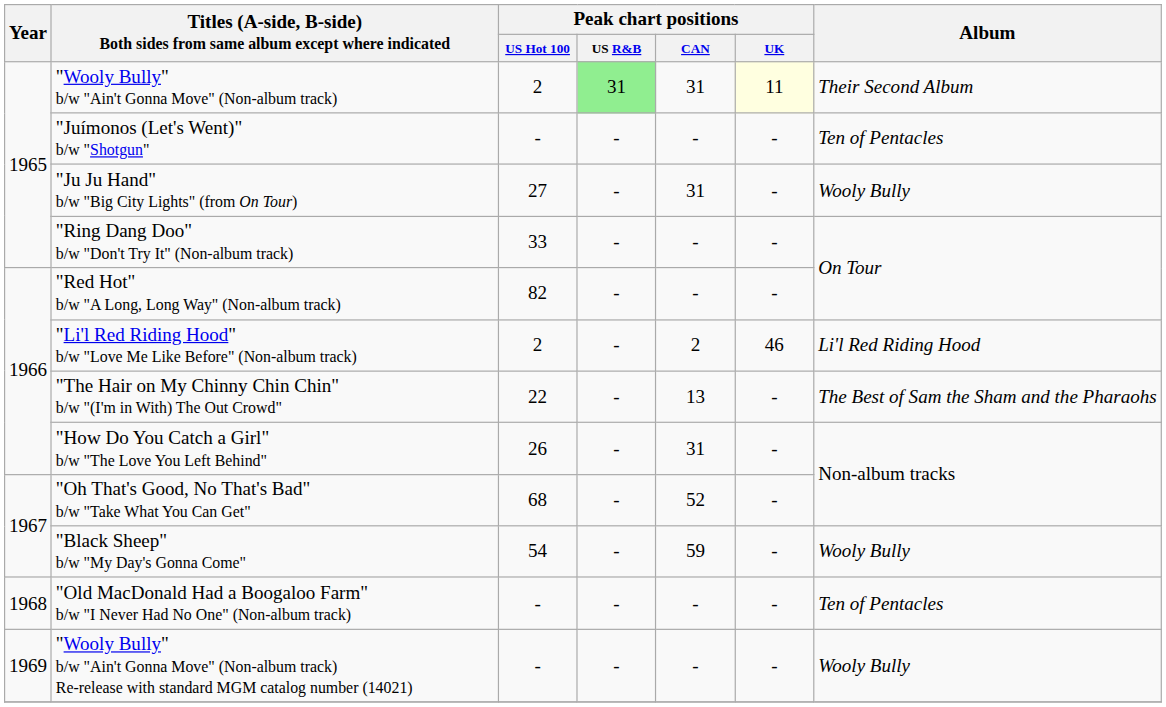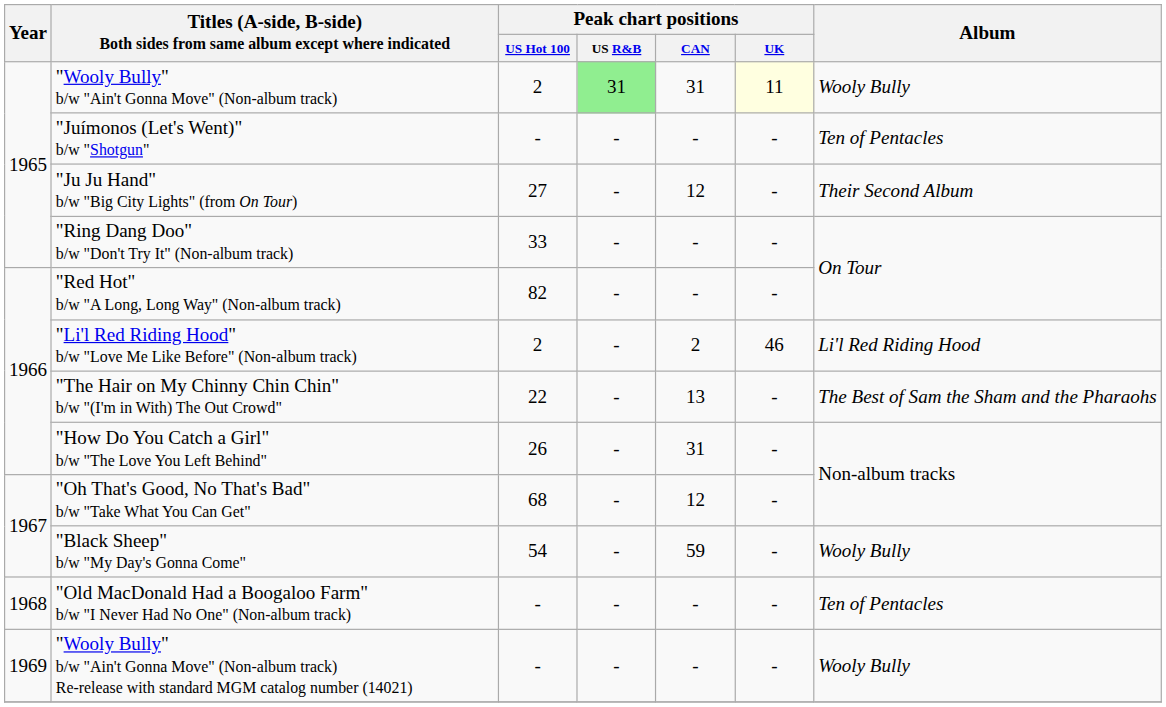(896, 87) Their Second Album -> (864, 87) Wooly Bully
(695, 190) 31 -> (695, 190) 12
(864, 190) Wooly Bully -> (896, 190) Their Second Album
(695, 499) 52 -> (695, 499) 12
